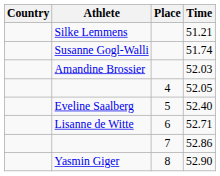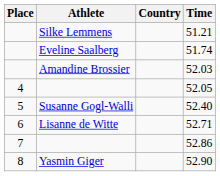columns swapped: (167, 13) <-> (28, 13)
(102, 50) Susanne Gogl-Walli -> (79, 50) Eveline Saalberg
(94, 106) Eveline Saalberg -> (86, 106) Susanne Gogl-Walli
